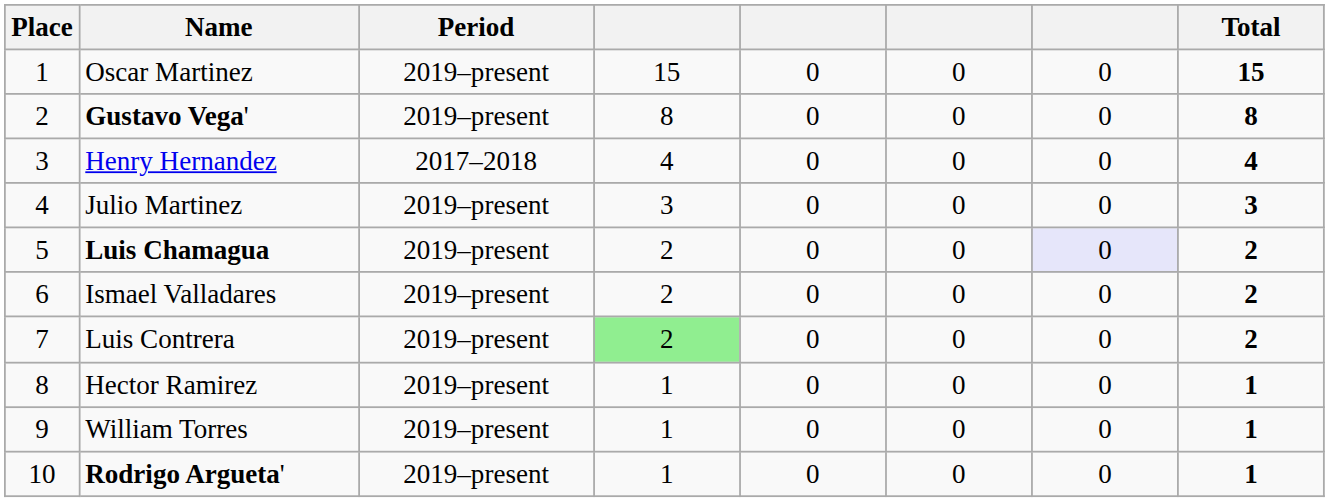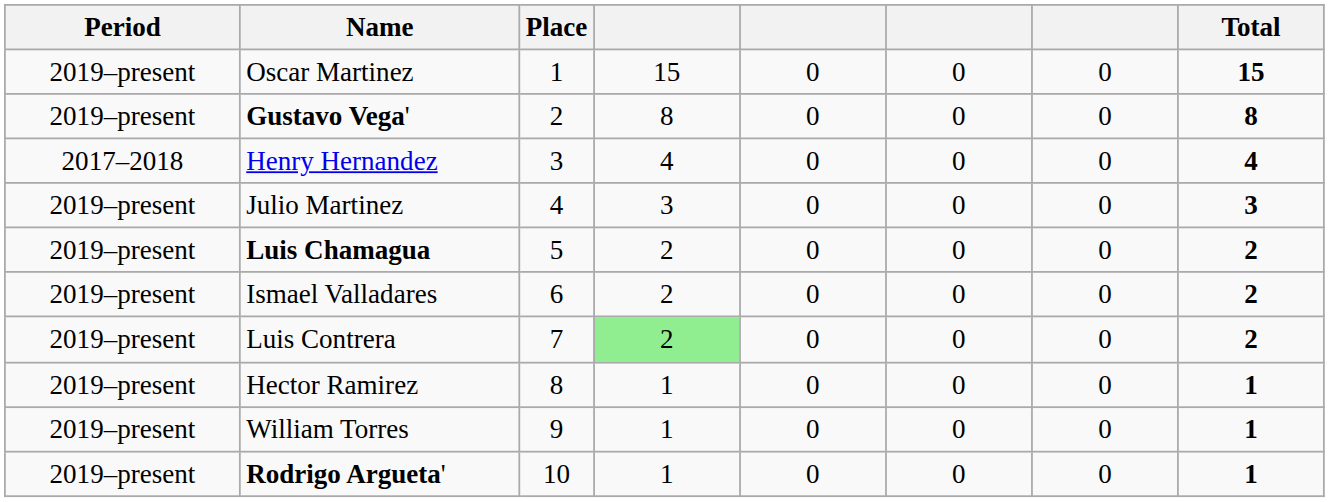columns swapped: (42, 26) <-> (476, 26)
(1105, 250) lavender background -> (1105, 250) no background
